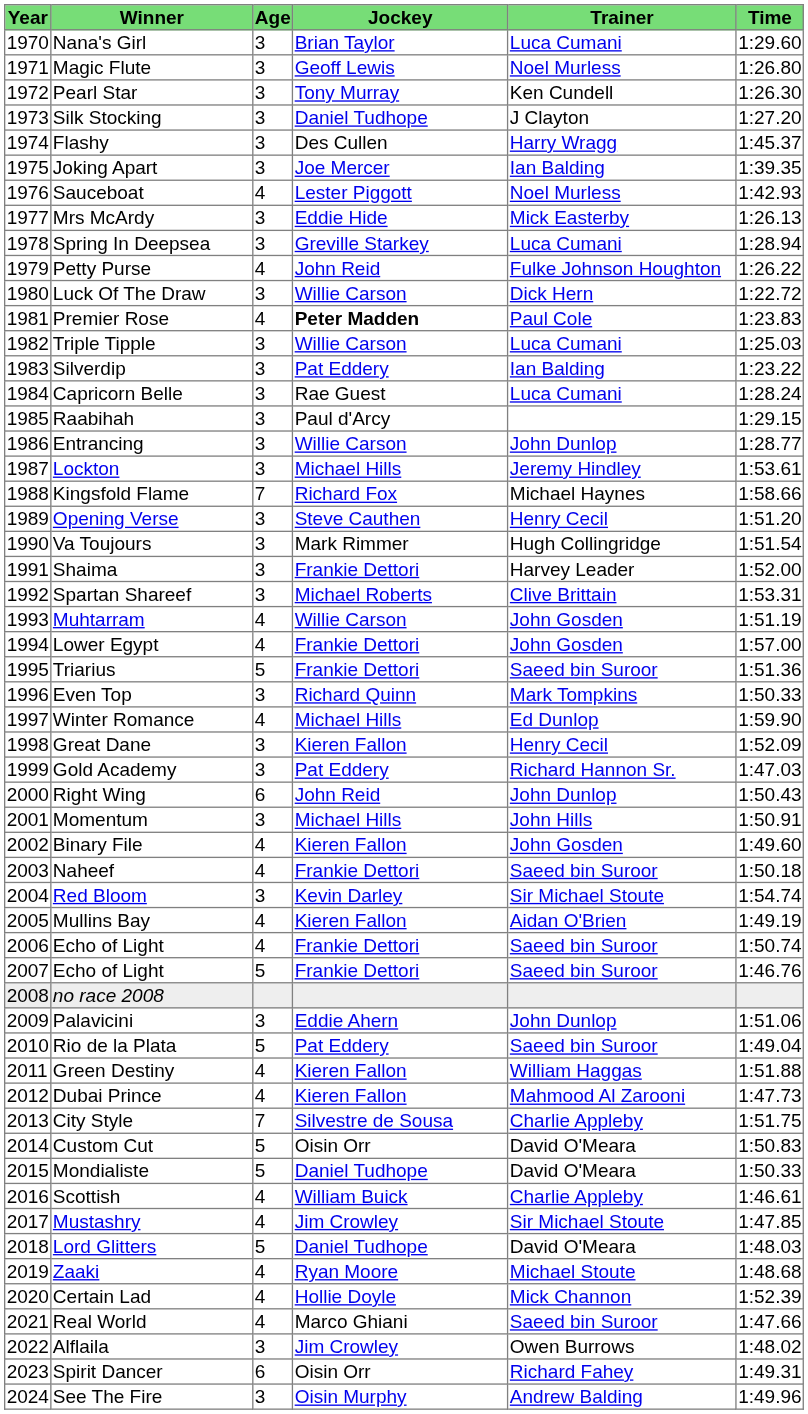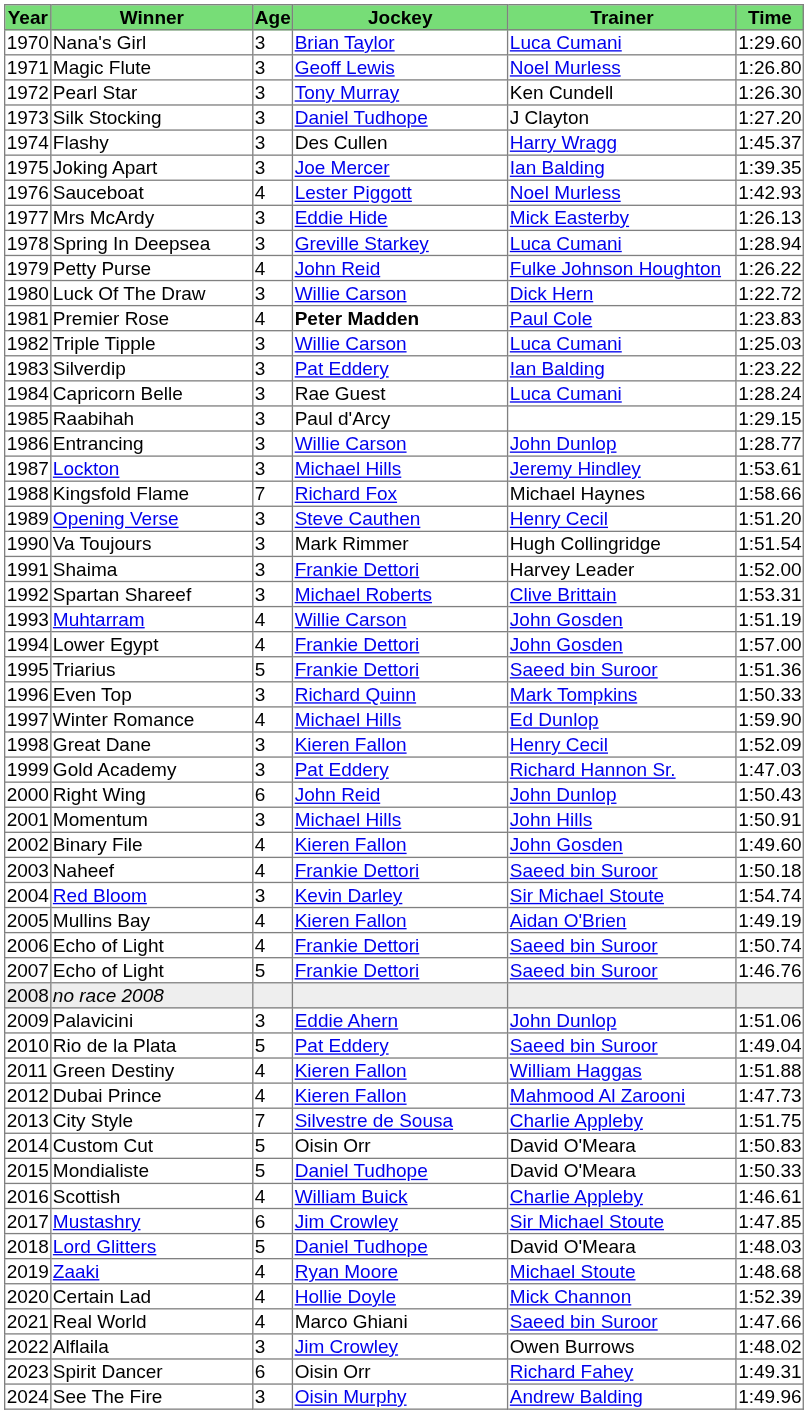(260, 1221) 4 -> (260, 1221) 6
